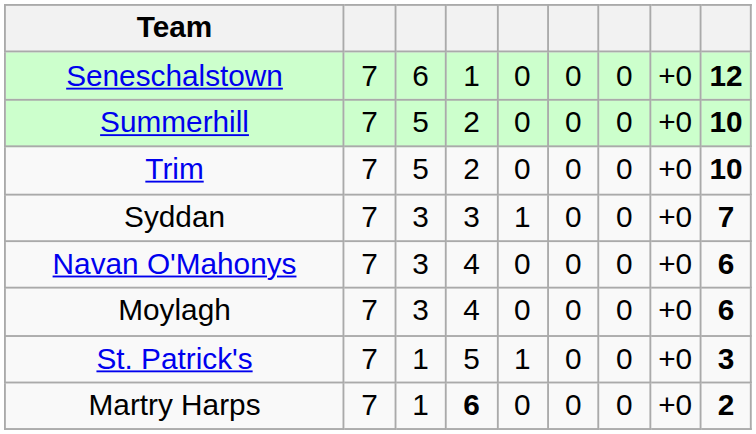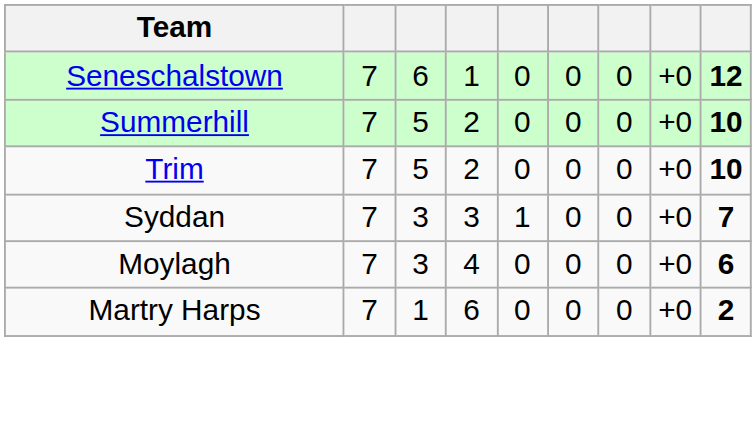- row: (175, 264)
- row: (175, 358)
(471, 405) bold -> (471, 311) normal
